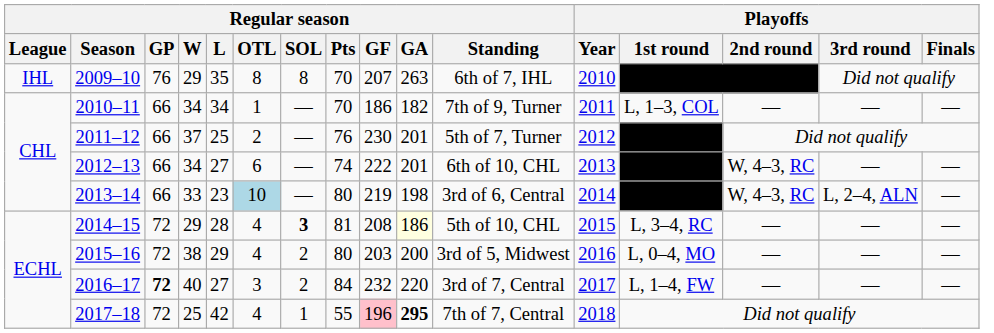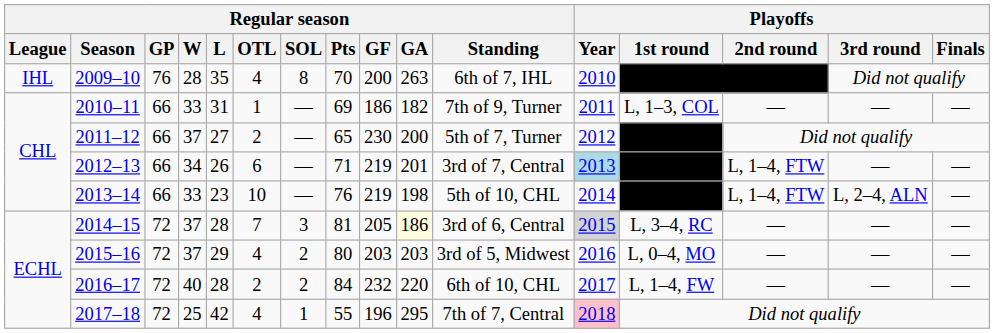(192, 78) 29 -> (192, 78) 28
(257, 78) 8 -> (257, 78) 4
(378, 78) 207 -> (378, 78) 200
(192, 107) 34 -> (192, 107) 33
(219, 107) 34 -> (219, 107) 31
(343, 107) 70 -> (343, 107) 69
(219, 136) 25 -> (219, 136) 27
(343, 136) 76 -> (343, 136) 65
(414, 136) 201 -> (414, 136) 200
(219, 166) 27 -> (219, 166) 26
(343, 166) 74 -> (343, 166) 71
(378, 166) 222 -> (378, 166) 219
(503, 166) 6th of 10, CHL -> (503, 166) 3rd of 7, Central
(597, 166) no background -> (597, 166) lightblue background
(771, 166) W, 4–3, RC -> (776, 166) L, 1–4, FTW
(257, 195) lightblue background -> (257, 195) no background
(343, 195) 80 -> (343, 195) 76
(503, 195) 3rd of 6, Central -> (503, 195) 5th of 10, CHL
(771, 195) W, 4–3, RC -> (776, 195) L, 1–4, FTW
(192, 225) 29 -> (192, 225) 37
(257, 225) 4 -> (257, 225) 7
(304, 225) bold -> (304, 225) normal
(378, 225) 208 -> (378, 225) 205
(503, 225) 5th of 10, CHL -> (503, 225) 3rd of 6, Central
(597, 225) no background -> (597, 225) lightgrey background
(192, 254) 38 -> (192, 254) 37
(414, 254) 200 -> (414, 254) 203
(162, 284) bold -> (162, 284) normal
(219, 284) 27 -> (219, 284) 28
(257, 284) 3 -> (257, 284) 2
(503, 284) 3rd of 7, Central -> (503, 284) 6th of 10, CHL
(378, 313) pink background -> (378, 313) no background
(414, 313) bold -> (414, 313) normal
(597, 313) no background -> (597, 313) pink background
